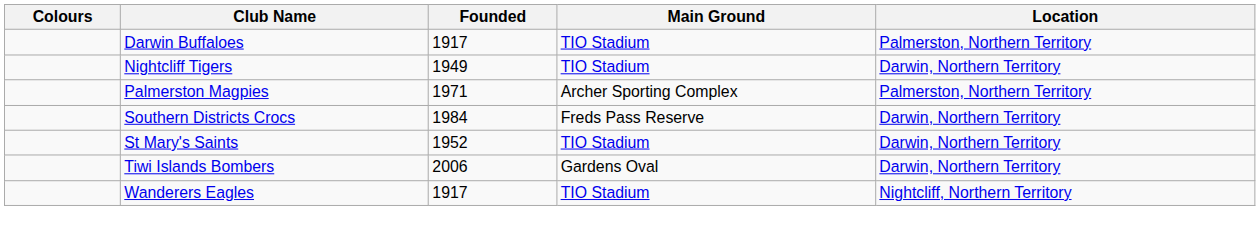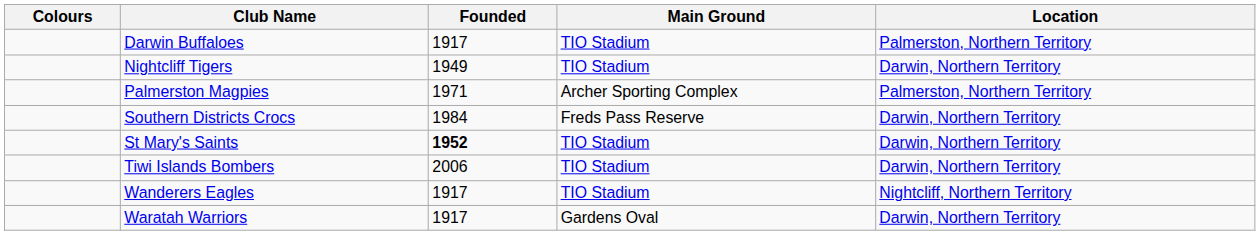(450, 142) normal -> (450, 142) bold
(609, 167) Gardens Oval -> (605, 167) TIO Stadium
+ row: (186, 218)
